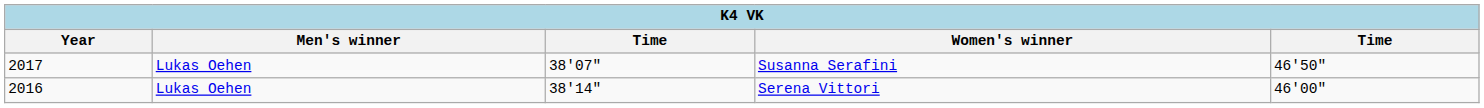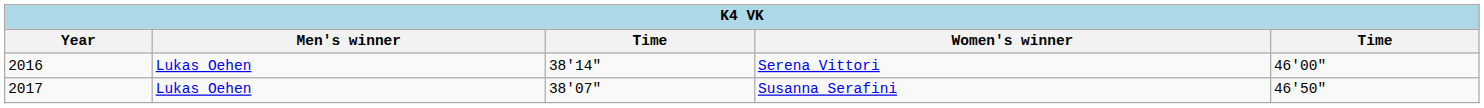rows swapped: (819, 90) <-> (828, 65)
